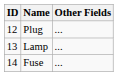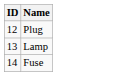- column: (83, 12)
